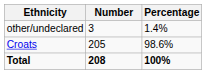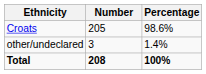rows swapped: (22, 45) <-> (45, 28)
